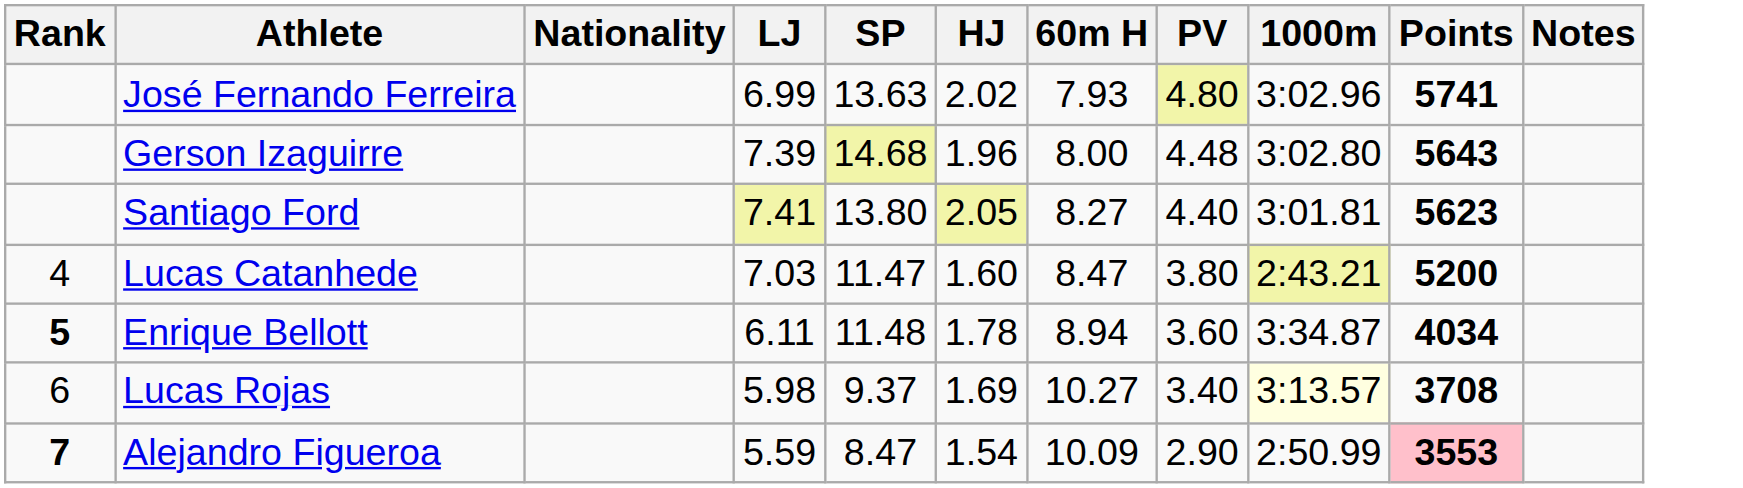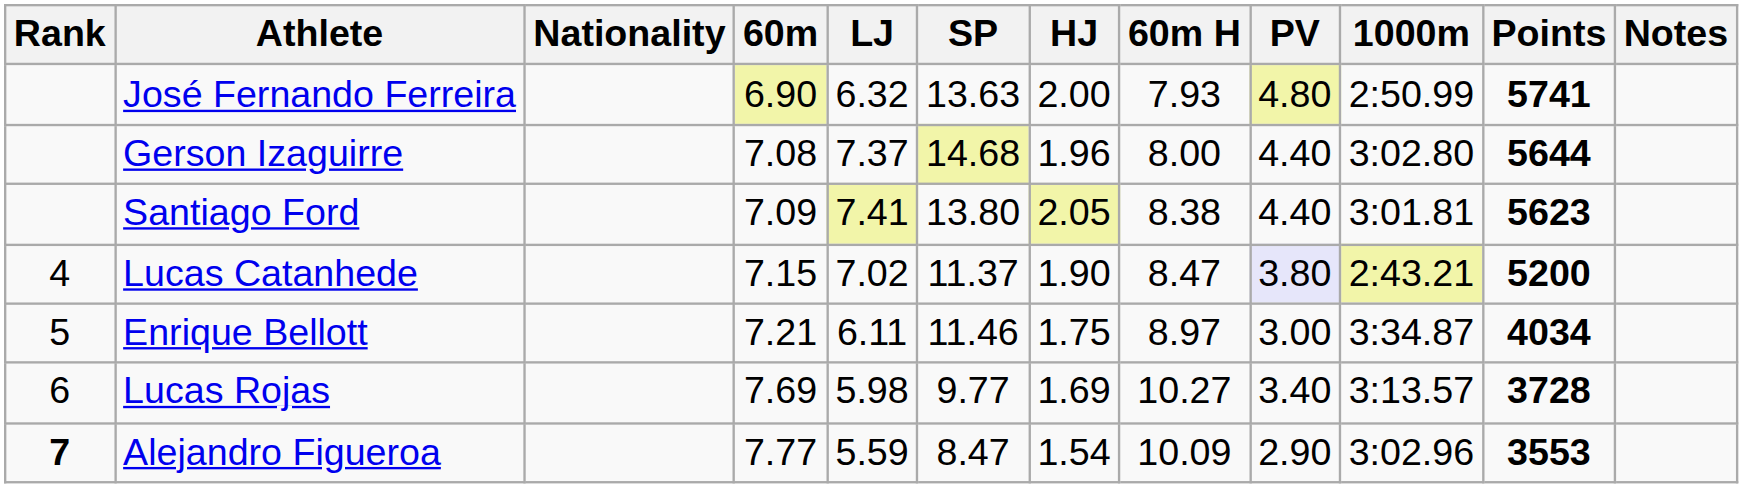+ column: (781, 34)
(779, 93) 6.99 -> (872, 93) 6.32
(981, 93) 2.02 -> (1074, 93) 2.00
(1319, 93) 3:02.96 -> (1411, 93) 2:50.99
(779, 153) 7.39 -> (872, 153) 7.37
(1202, 153) 4.48 -> (1295, 153) 4.40
(1456, 153) 5643 -> (1549, 153) 5644
(1092, 213) 8.27 -> (1184, 213) 8.38
(779, 272) 7.03 -> (872, 272) 7.02
(880, 272) 11.47 -> (973, 272) 11.37
(981, 272) 1.60 -> (1074, 272) 1.90
(1202, 272) no background -> (1295, 272) lavender background
(60, 332) bold -> (60, 332) normal
(880, 332) 11.48 -> (973, 332) 11.46
(981, 332) 1.78 -> (1074, 332) 1.75
(1092, 332) 8.94 -> (1184, 332) 8.97
(1202, 332) 3.60 -> (1295, 332) 3.00
(880, 392) 9.37 -> (973, 392) 9.77
(1319, 392) lightyellow background -> (1411, 392) no background
(1456, 392) 3708 -> (1549, 392) 3728
(1319, 451) 2:50.99 -> (1411, 451) 3:02.96
(1456, 451) pink background -> (1549, 451) no background
